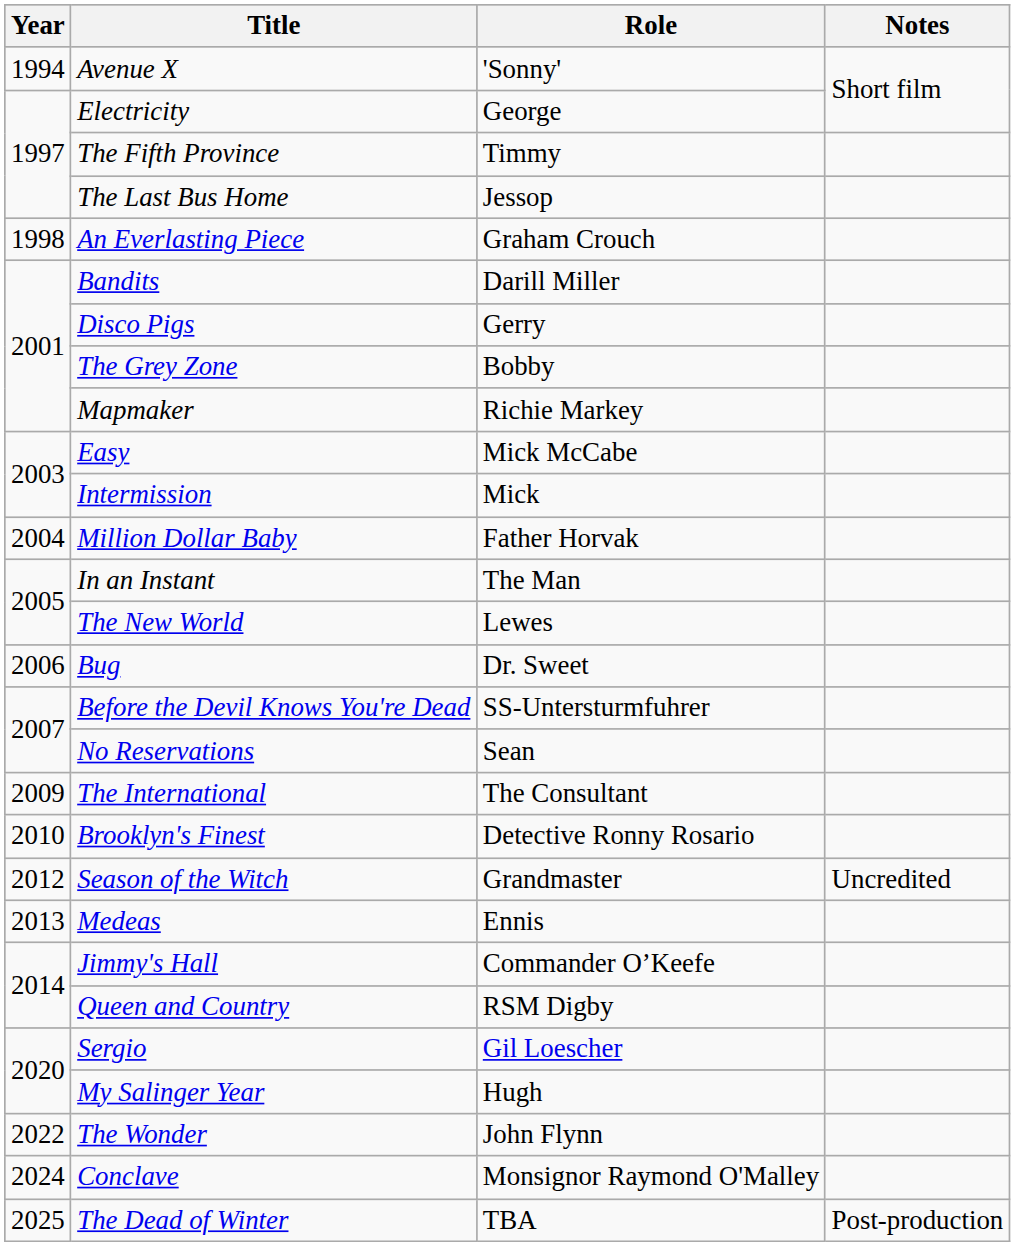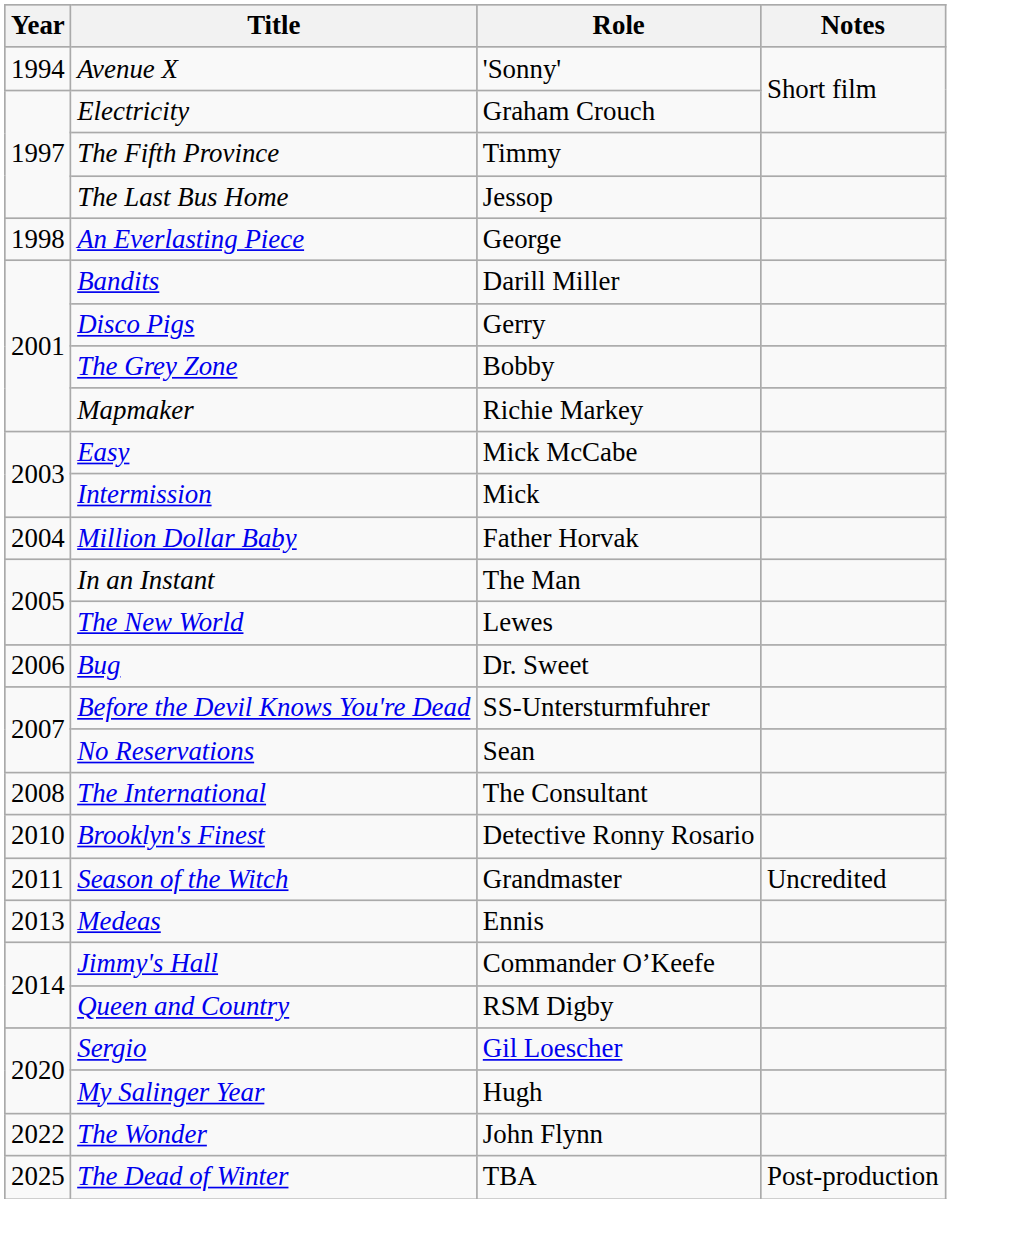(522, 111) George -> (569, 111) Graham Crouch
(569, 238) Graham Crouch -> (522, 238) George
(38, 793) 2009 -> (38, 793) 2008
(38, 878) 2012 -> (37, 878) 2011
- row: (128, 1176)
